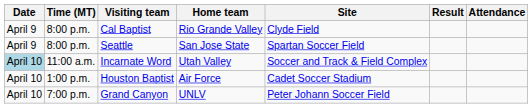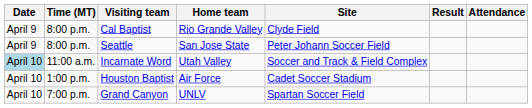(316, 45) Spartan Soccer Field -> (328, 45) Peter Johann Soccer Field
(328, 95) Peter Johann Soccer Field -> (316, 95) Spartan Soccer Field
